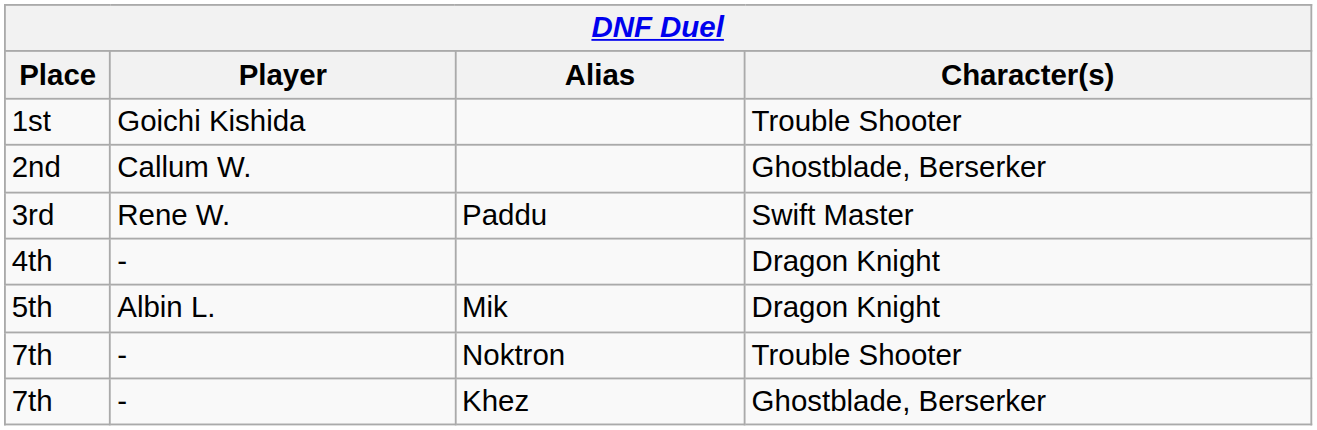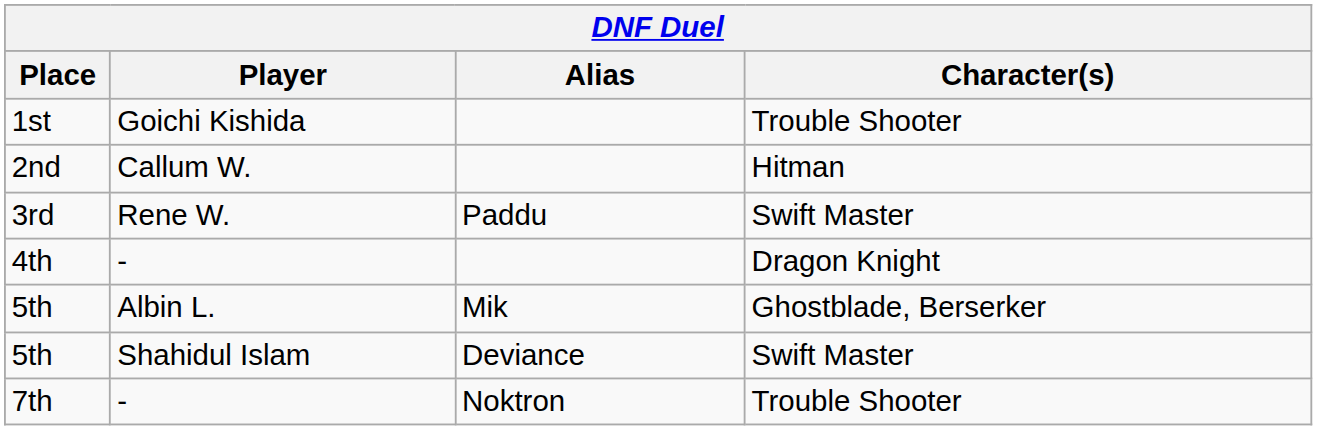(899, 167) Ghostblade, Berserker -> (798, 167) Hitman
(846, 307) Dragon Knight -> (899, 307) Ghostblade, Berserker
+ row: (32, 354)
- row: (32, 401)
